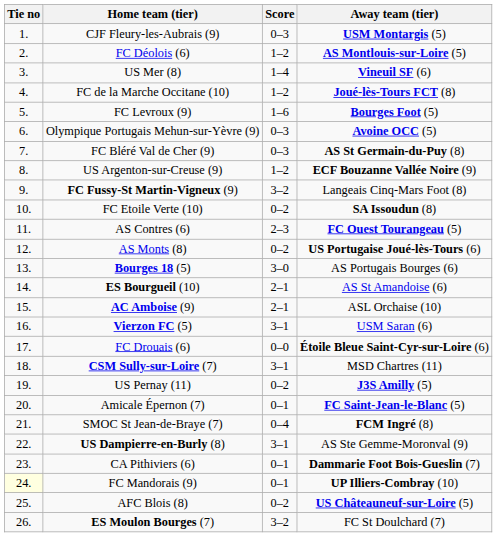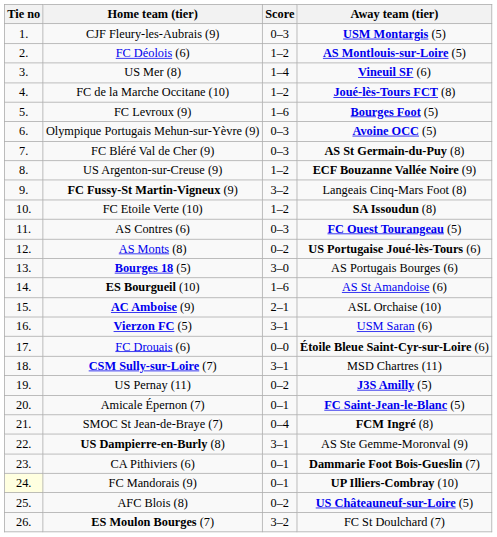(280, 209) 0–2 -> (280, 209) 1–2
(280, 229) 2–3 -> (280, 229) 0–3
(280, 287) 2–1 -> (280, 287) 1–6
